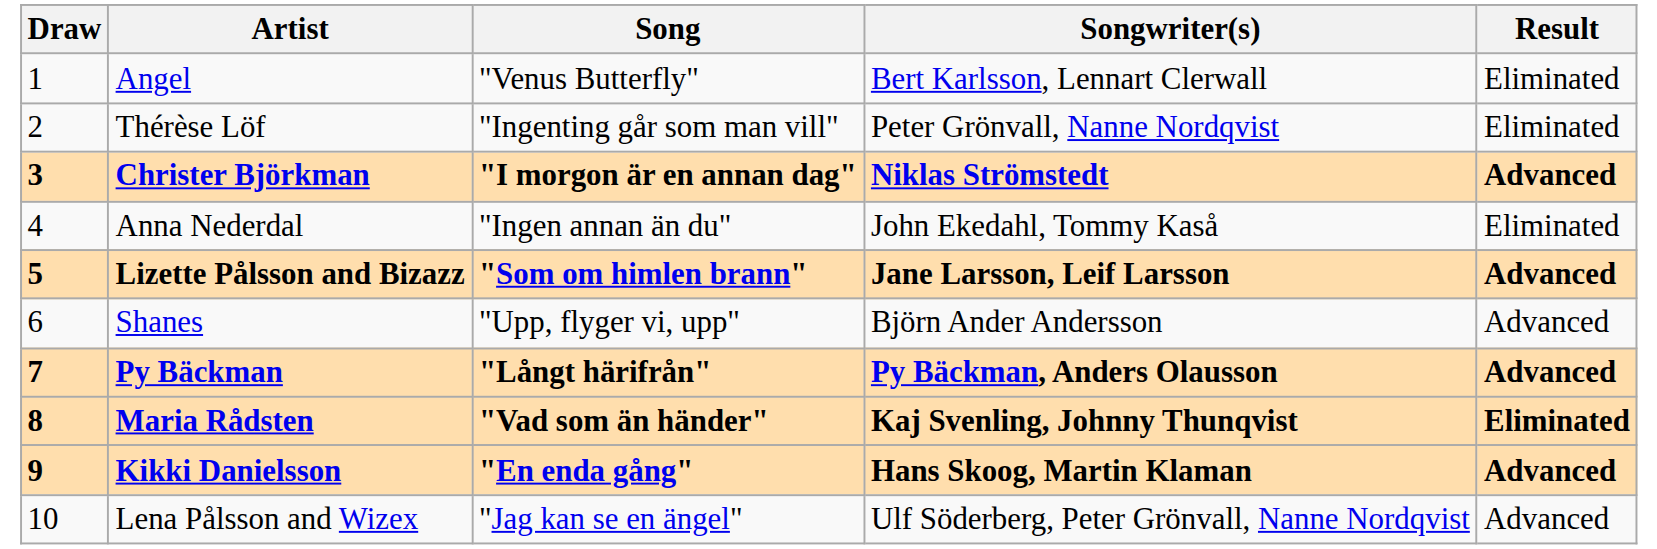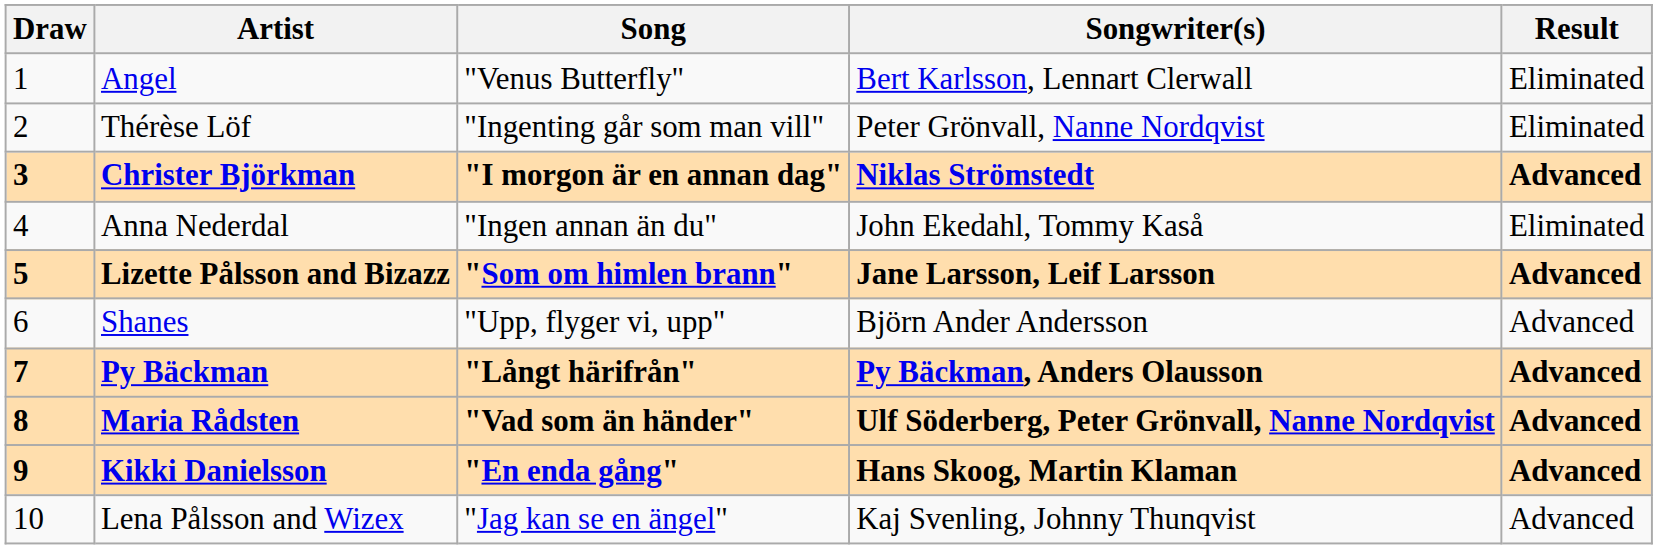(1084, 420) Kaj Svenling, Johnny Thunqvist -> (1176, 420) Ulf Söderberg, Peter Grönvall, Nanne Nordqvist
(1557, 420) Eliminated -> (1575, 420) Advanced
(1170, 518) Ulf Söderberg, Peter Grönvall, Nanne Nordqvist -> (1056, 518) Kaj Svenling, Johnny Thunqvist
